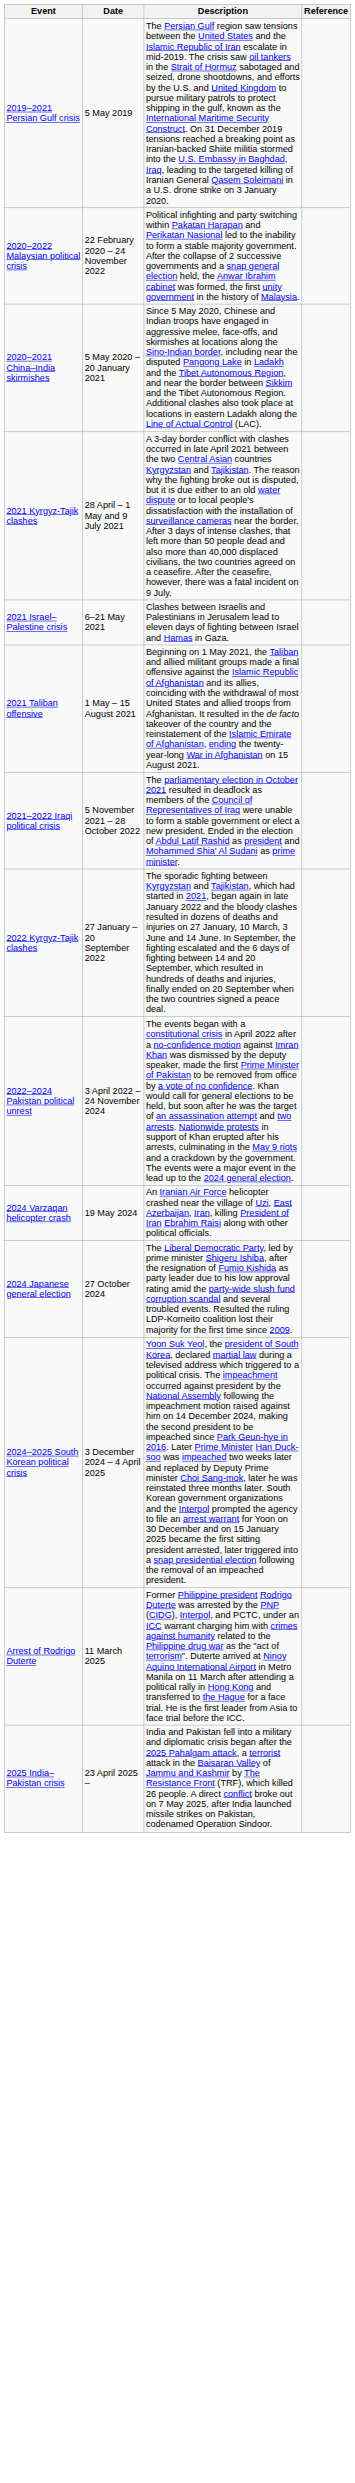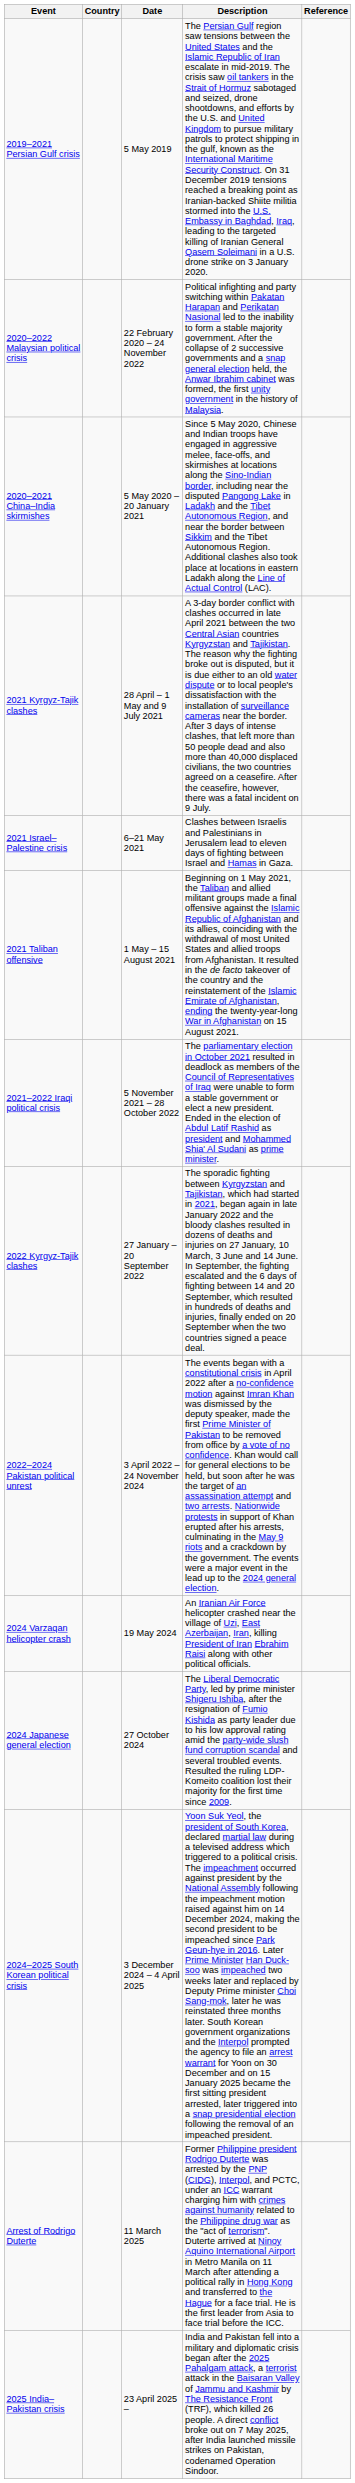+ column: (102, 11)
